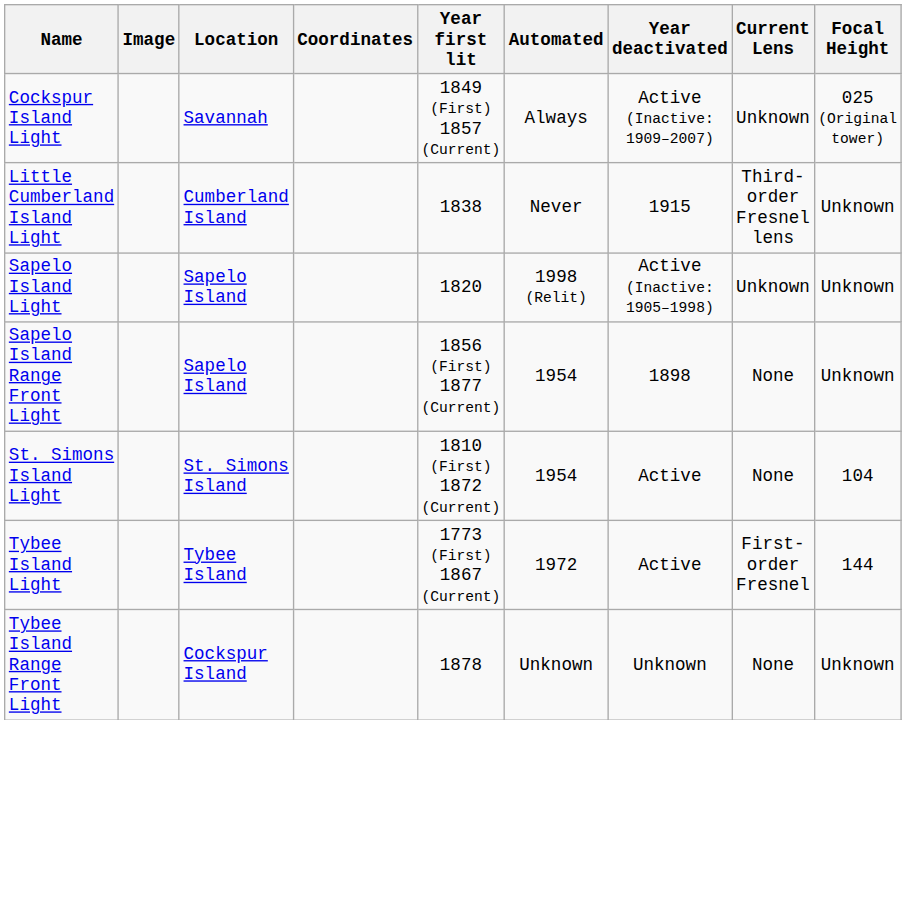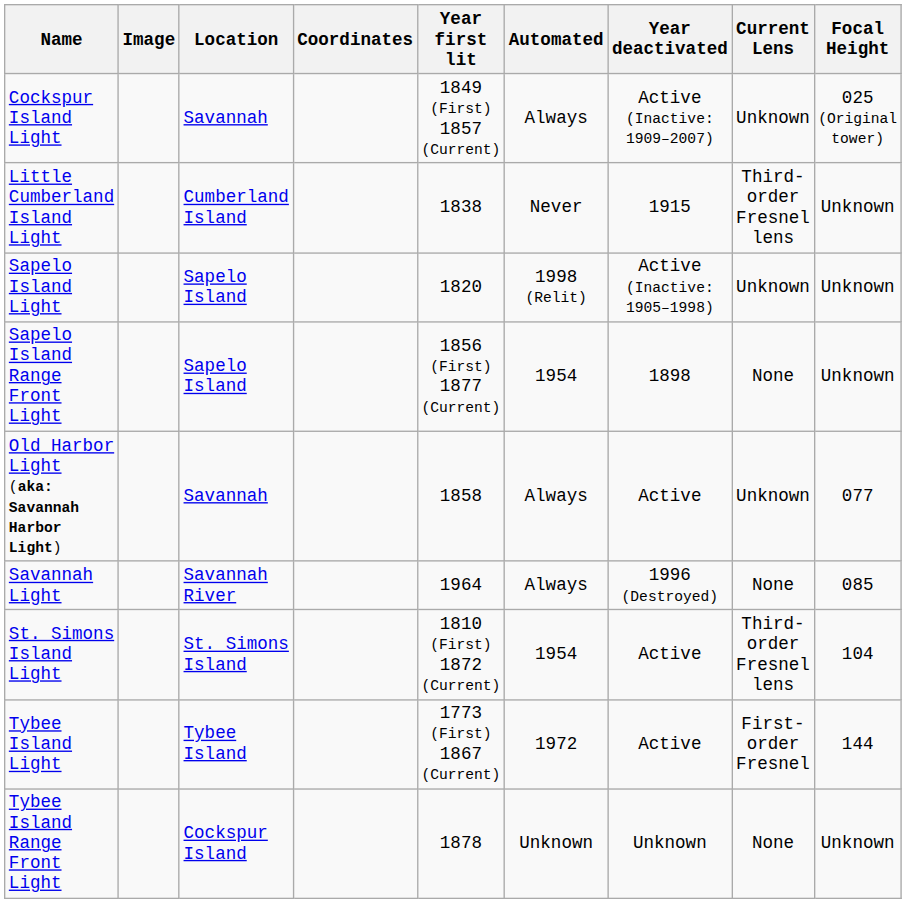+ row: (62, 495)
+ row: (51, 585)
(773, 476) None -> (773, 655) Third-order Fresnel lens
